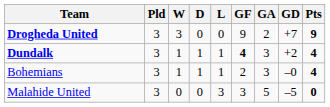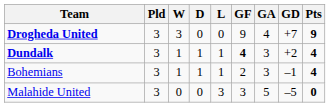(266, 33) 2 -> (266, 33) 4
(291, 72) –0 -> (291, 72) –1
